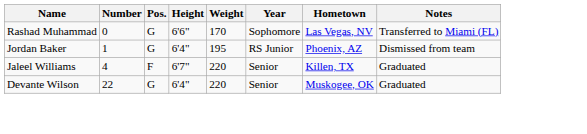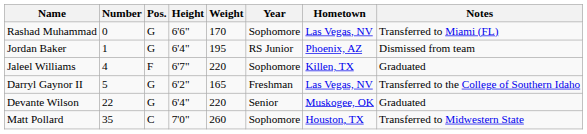(263, 66) Senior -> (274, 66) Sophomore
+ row: (45, 84)
+ row: (35, 119)
